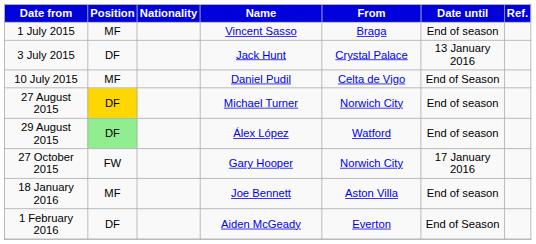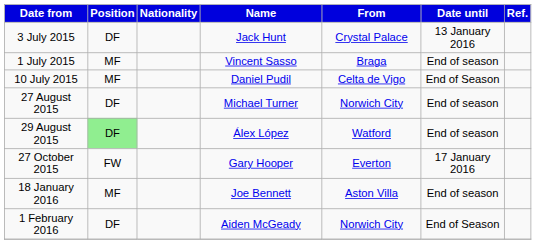rows swapped: (46, 31) <-> (46, 55)
(112, 103) gold background -> (112, 103) no background
(372, 164) Norwich City -> (372, 164) Everton
(372, 224) Everton -> (372, 224) Norwich City
